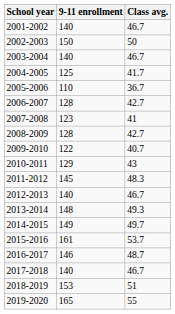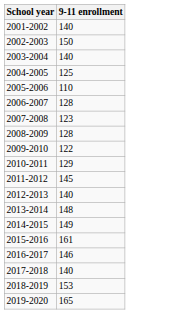- column: (148, 12)
